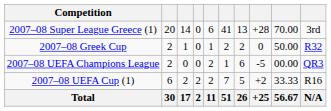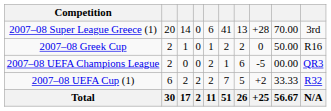(313, 47) R32 -> (313, 47) R16
(313, 81) R16 -> (313, 81) R32
